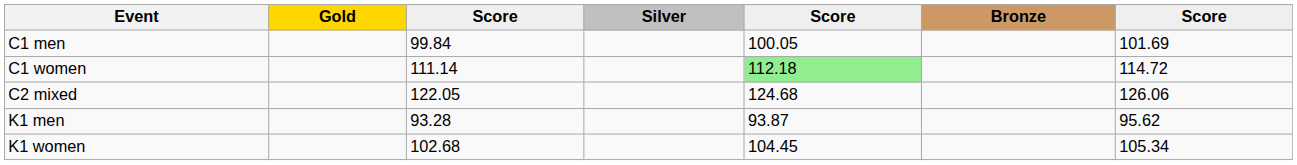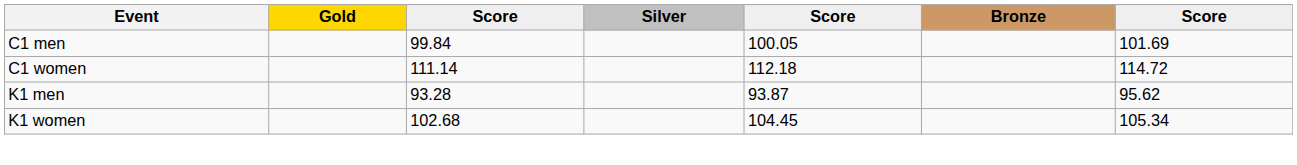(772, 69) lightgreen background -> (772, 69) no background
- row: (43, 95)
